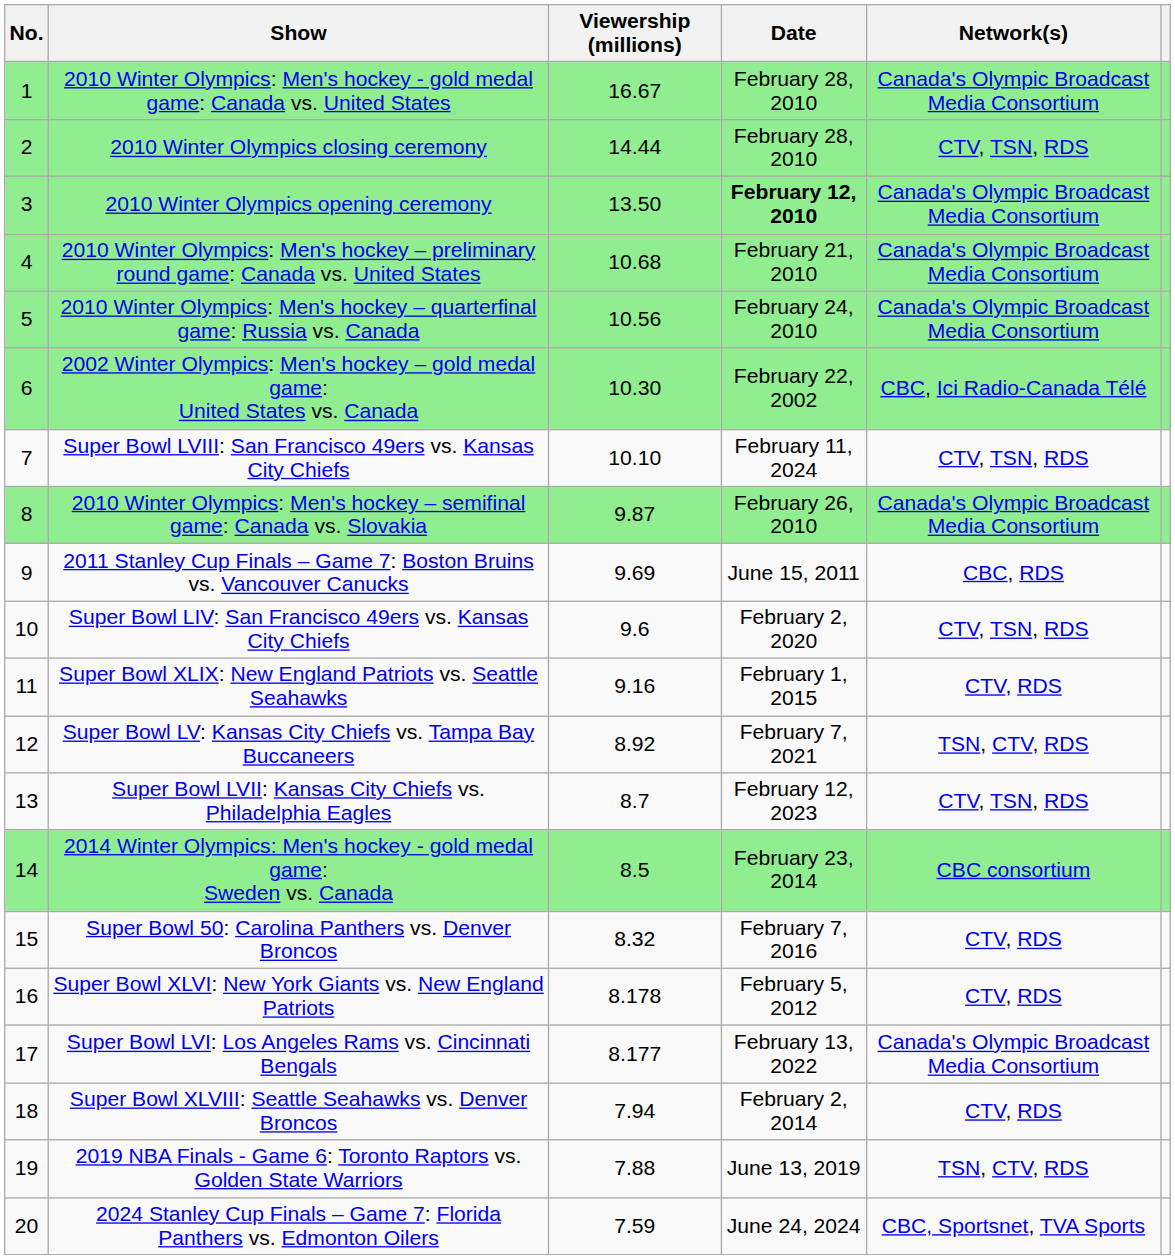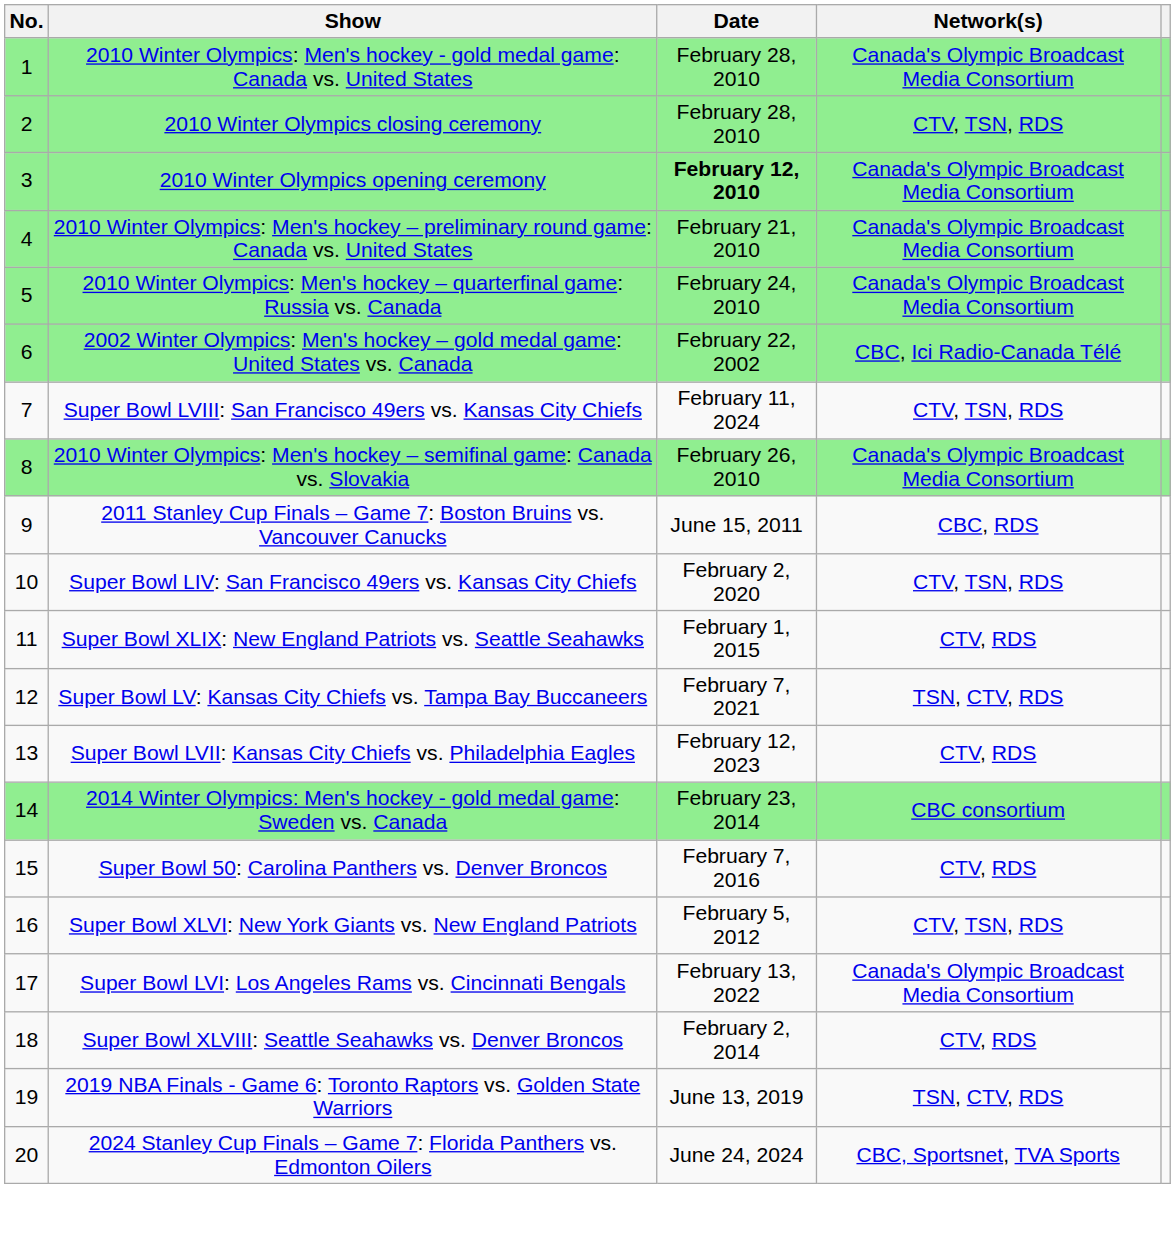- column: (635, 33)
(1013, 801) CTV, TSN, RDS -> (988, 753) CTV, RDS
(1013, 996) CTV, RDS -> (988, 925) CTV, TSN, RDS
